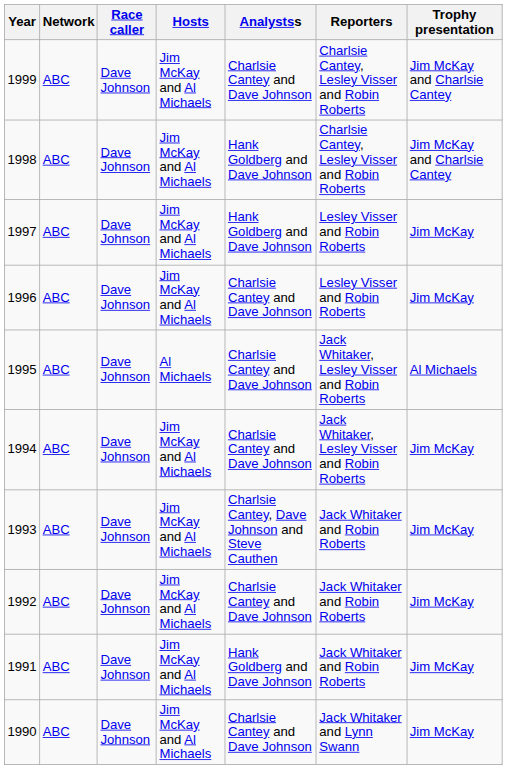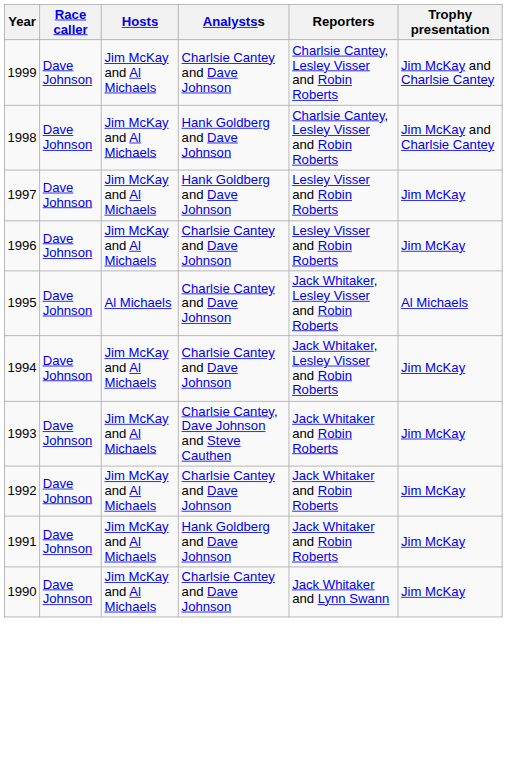- column: (69, 22)
